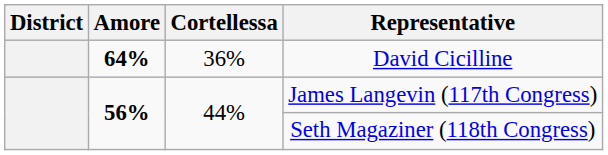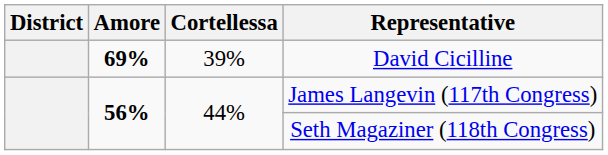(127, 58) 64% -> (127, 58) 69%
(224, 58) 36% -> (224, 58) 39%
